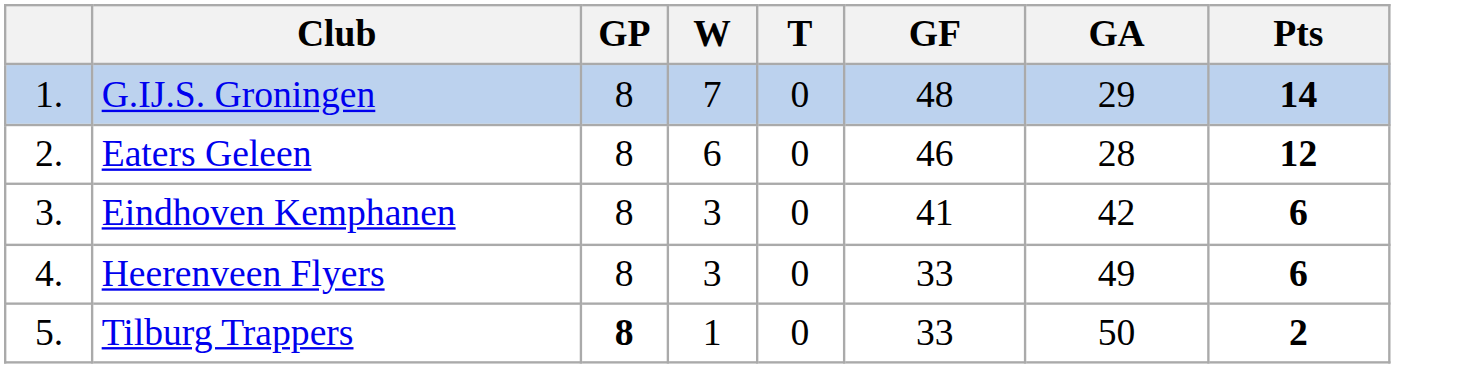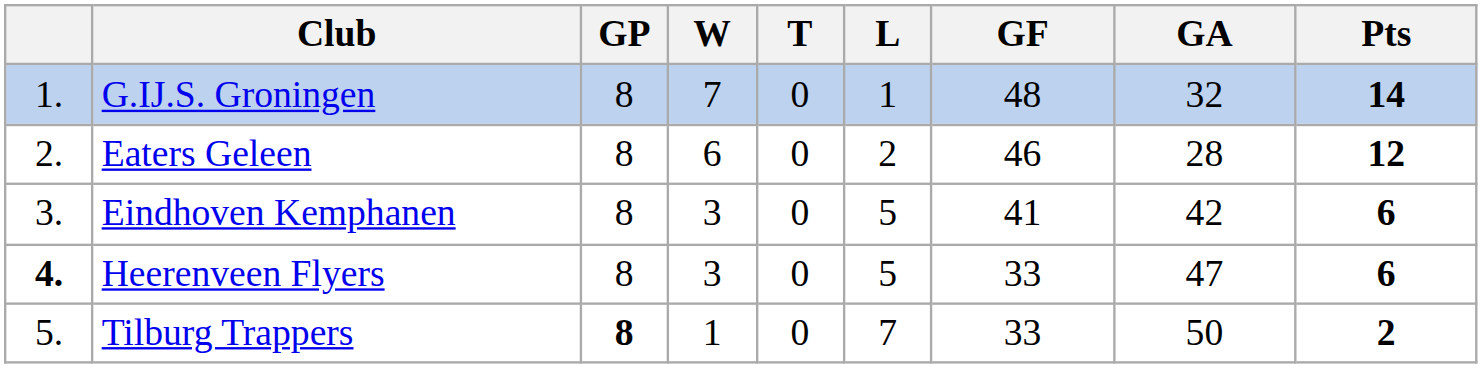+ column: (888, 34)
(1117, 93) 29 -> (1204, 93) 32
(49, 272) normal -> (49, 272) bold
(1117, 272) 49 -> (1204, 272) 47
